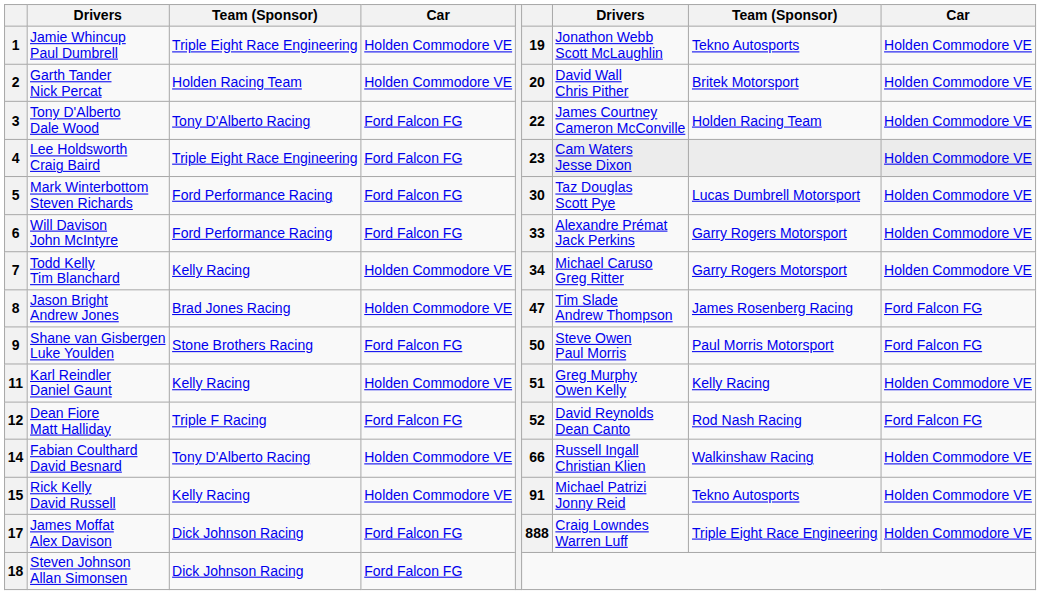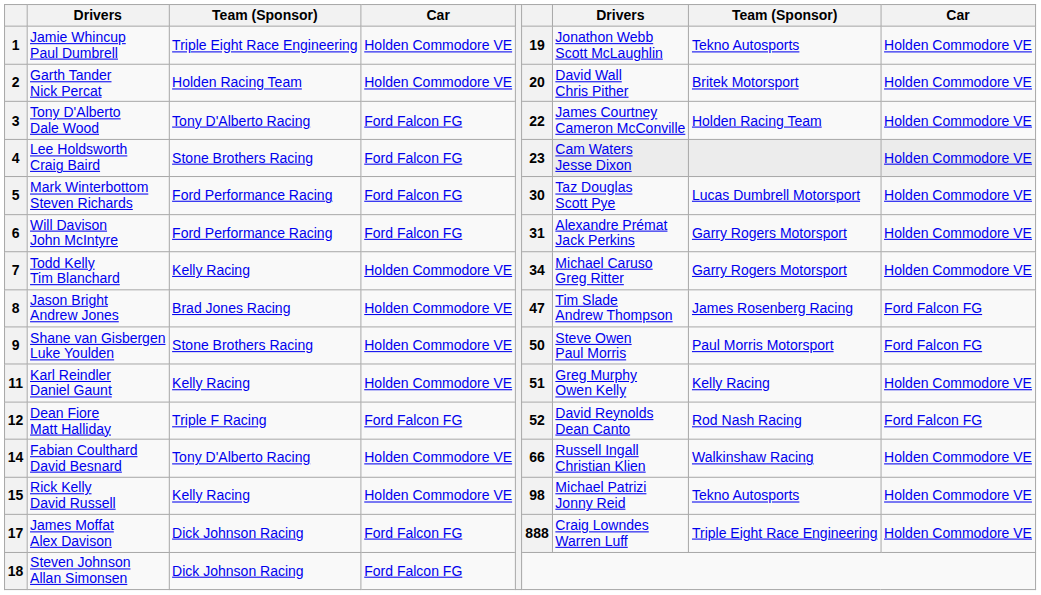(265, 158) Triple Eight Race Engineering -> (243, 158) Stone Brothers Racing
(537, 233) 33 -> (537, 233) 31
(413, 345) Ford Falcon FG -> (438, 345) Holden Commodore VE
(537, 495) 91 -> (537, 495) 98
